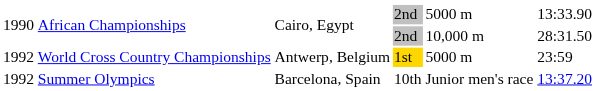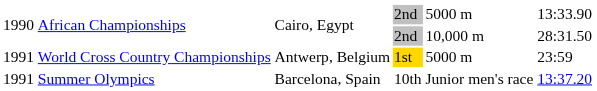(18, 57) 1992 -> (18, 57) 1991
(18, 78) 1992 -> (18, 78) 1991
